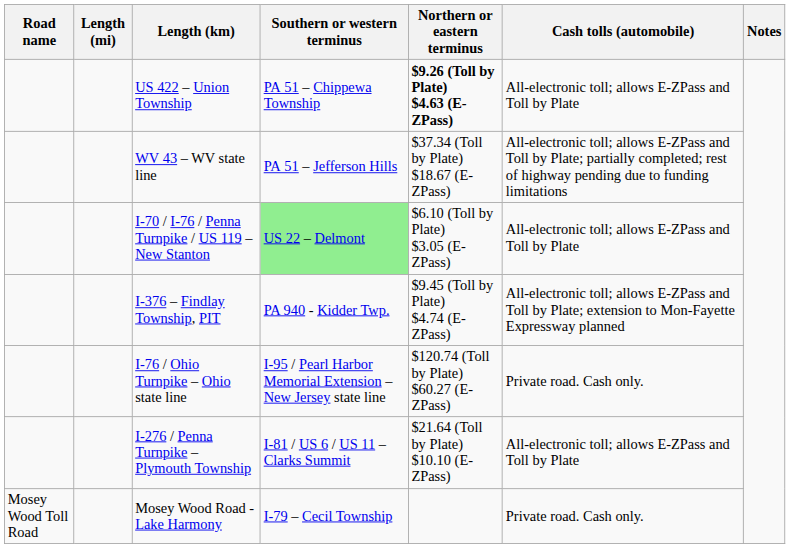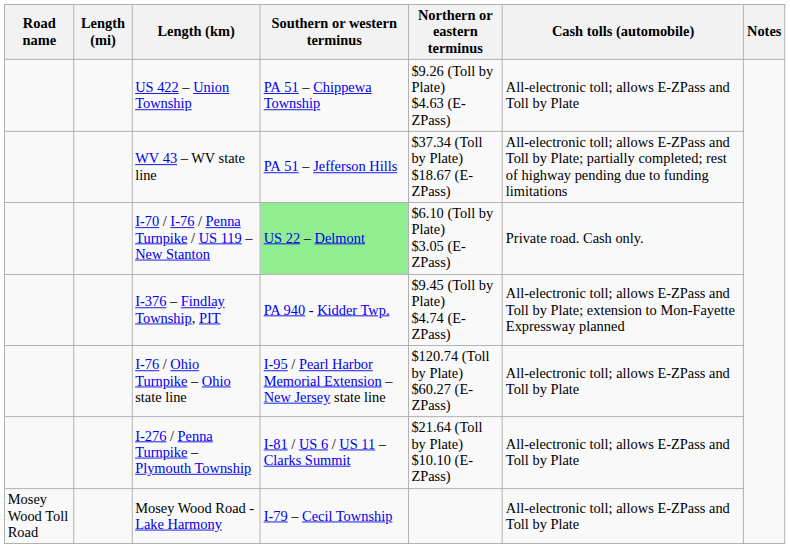(453, 95) bold -> (452, 95) normal
(618, 238) All-electronic toll; allows E-ZPass and Toll by Plate -> (575, 238) Private road. Cash only.
(575, 381) Private road. Cash only. -> (618, 381) All-electronic toll; allows E-ZPass and Toll by Plate
(575, 515) Private road. Cash only. -> (618, 515) All-electronic toll; allows E-ZPass and Toll by Plate
